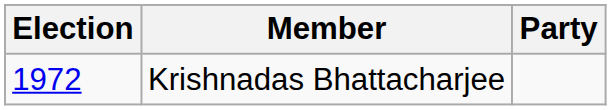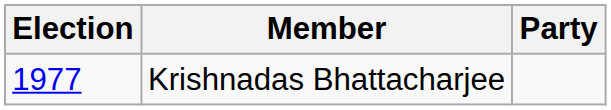(47, 78) 1972 -> (47, 78) 1977
